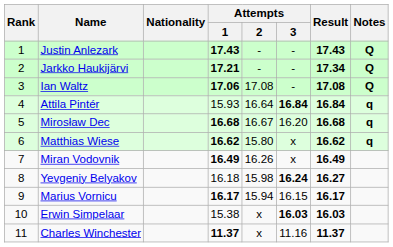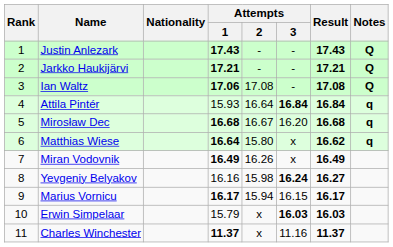(331, 68) 17.34 -> (331, 68) 17.21
(225, 141) 16.62 -> (225, 141) 16.64
(225, 178) 16.18 -> (225, 178) 16.16
(225, 214) 15.38 -> (225, 214) 15.79
